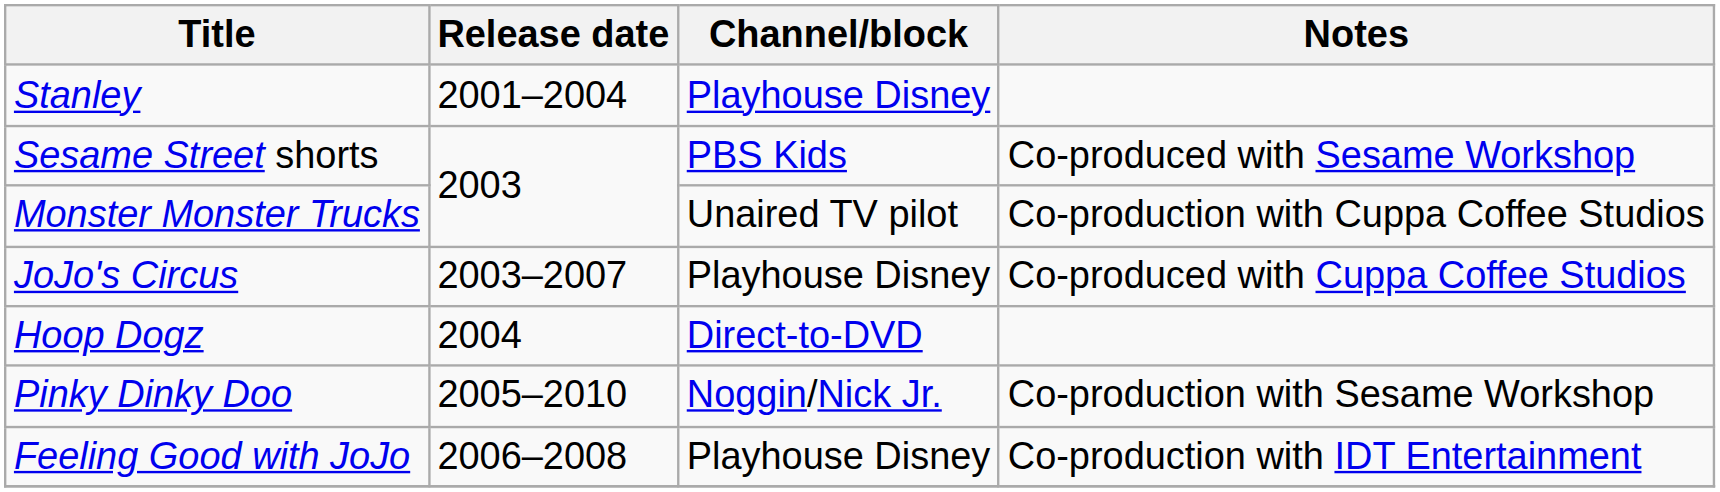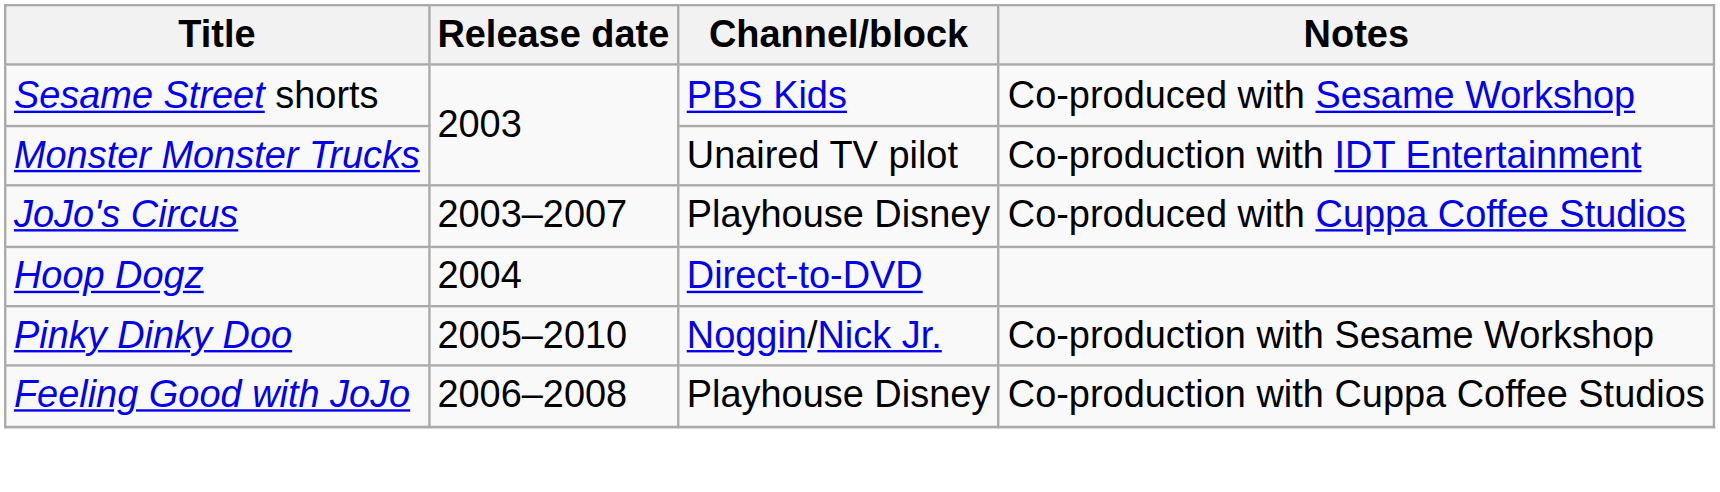- row: (77, 94)
(1356, 214) Co-production with Cuppa Coffee Studios -> (1325, 154) Co-production with IDT Entertainment
(1325, 455) Co-production with IDT Entertainment -> (1356, 395) Co-production with Cuppa Coffee Studios
